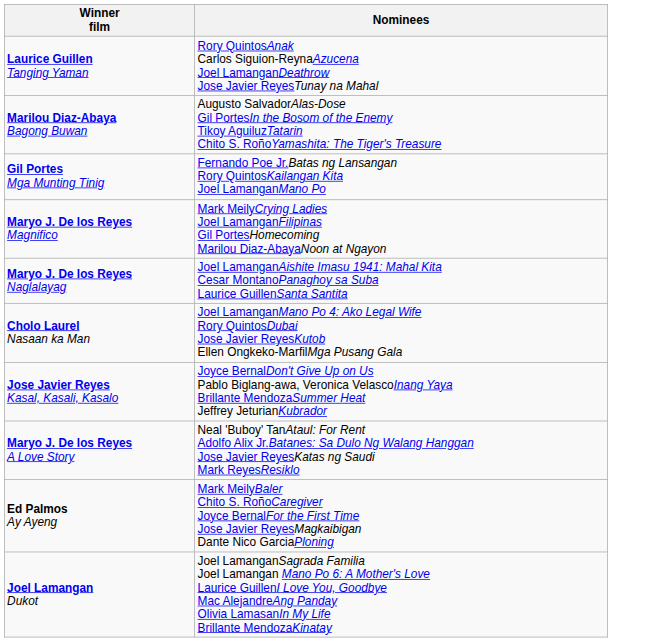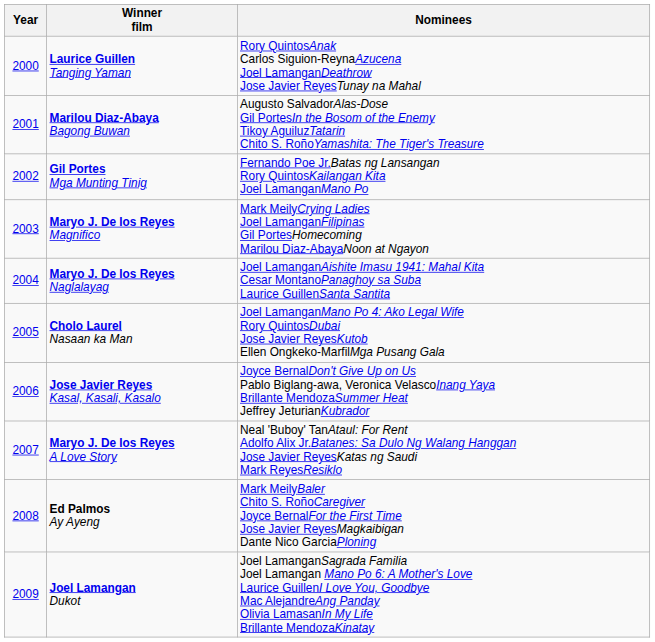+ column: (26, 20)
